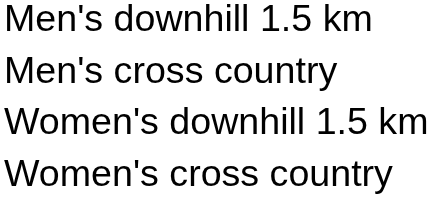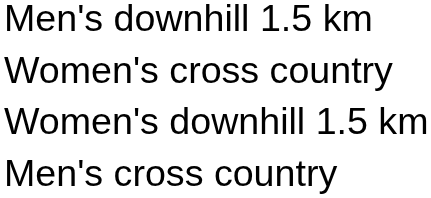rows swapped: (171, 70) <-> (198, 173)
